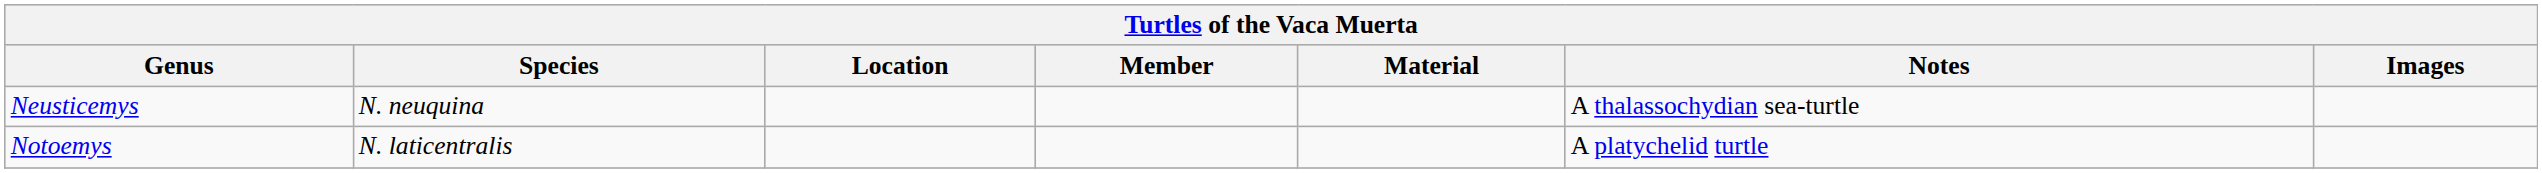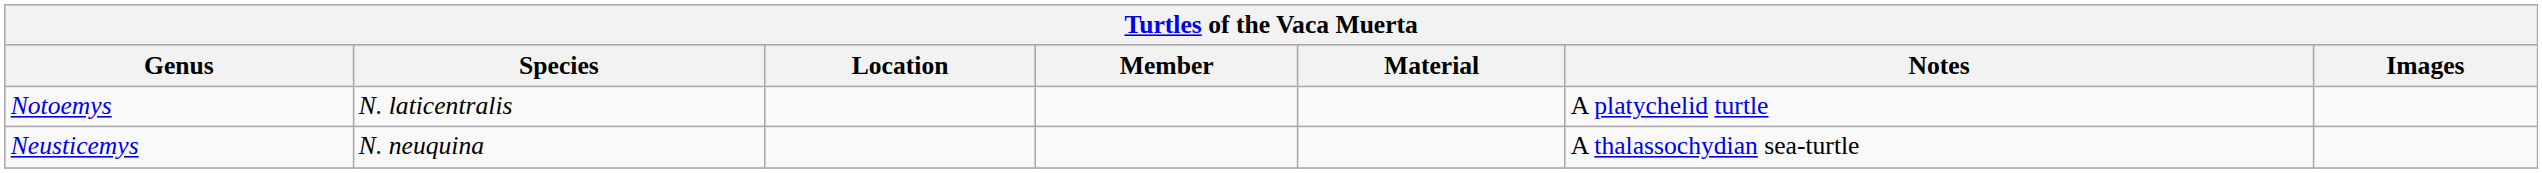rows swapped: (75, 106) <-> (61, 146)
